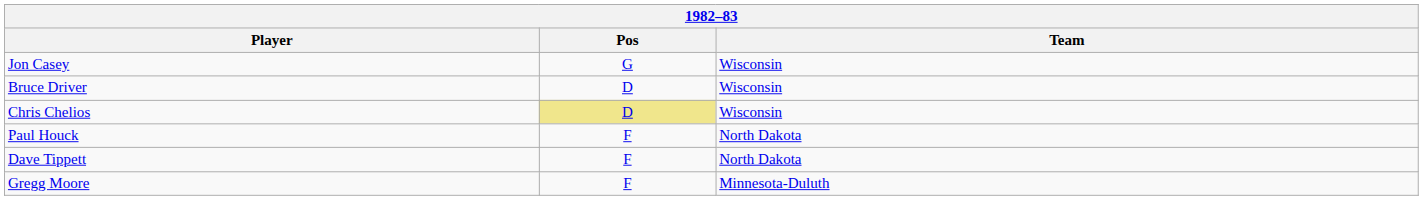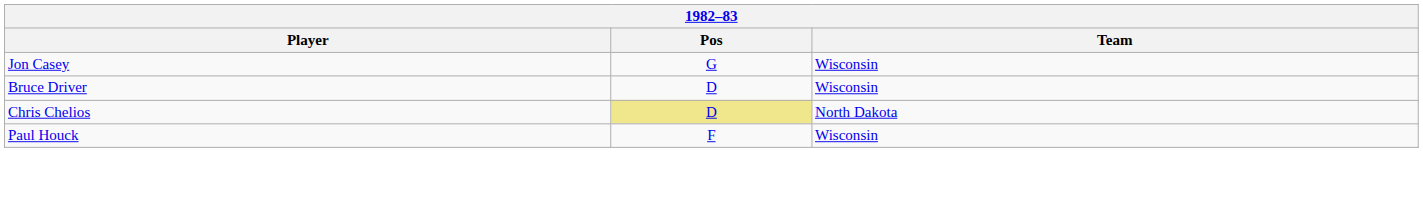(751, 111) Wisconsin -> (856, 111) North Dakota
(760, 135) North Dakota -> (846, 135) Wisconsin
- row: (47, 159)
- row: (49, 183)
